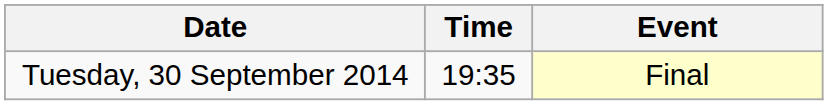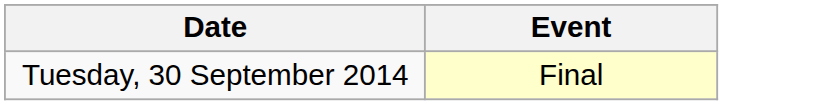- column: (479, 27)
